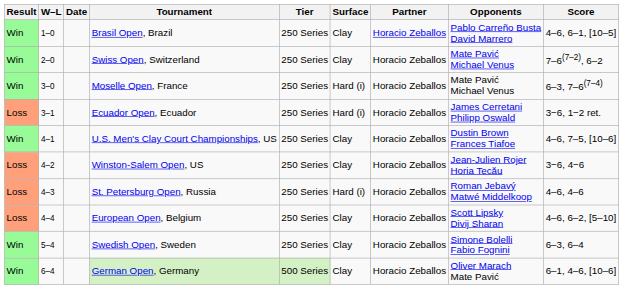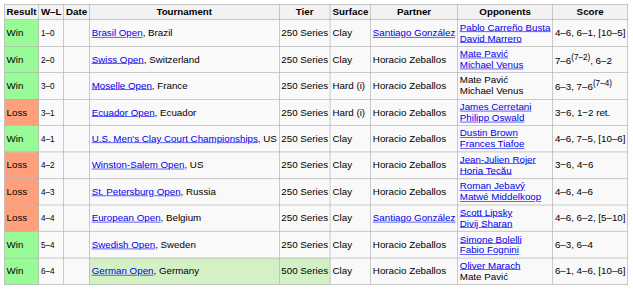(409, 33) Horacio Zeballos -> (414, 33) Santiago González
(349, 191) Hard (i) -> (342, 191) Clay
(409, 218) Horacio Zeballos -> (414, 218) Santiago González
